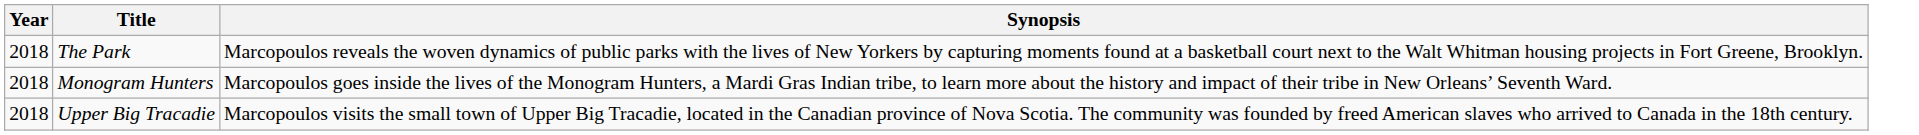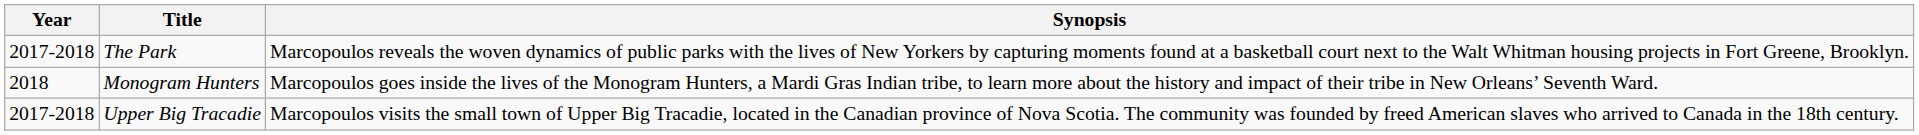(29, 51) 2018 -> (52, 51) 2017-2018
(29, 113) 2018 -> (52, 113) 2017-2018
